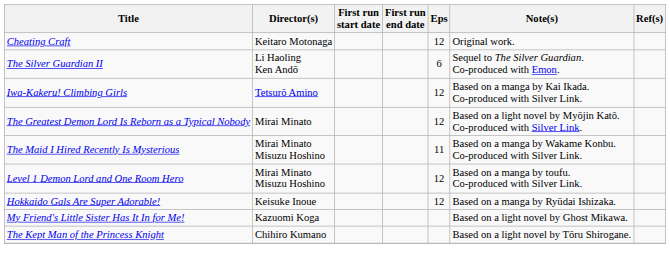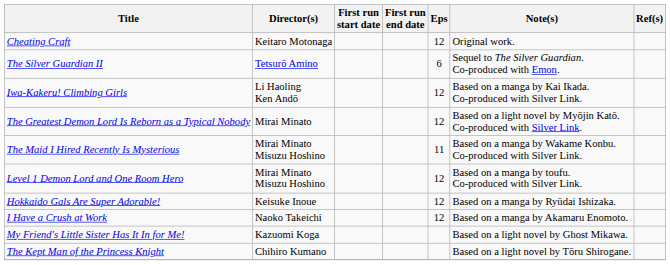(278, 64) Li Haoling Ken Andō -> (286, 64) Tetsurō Amino
(286, 92) Tetsurō Amino -> (278, 92) Li Haoling Ken Andō
+ row: (57, 218)
